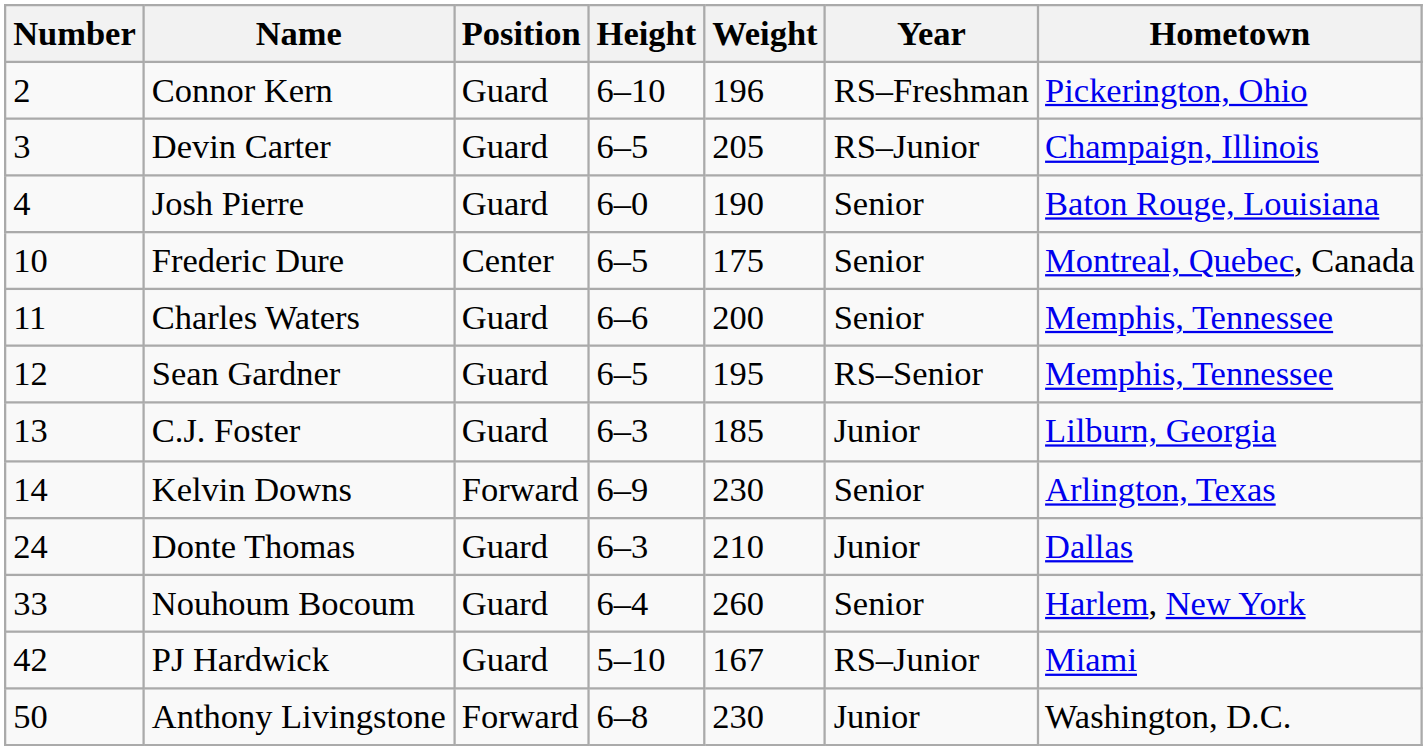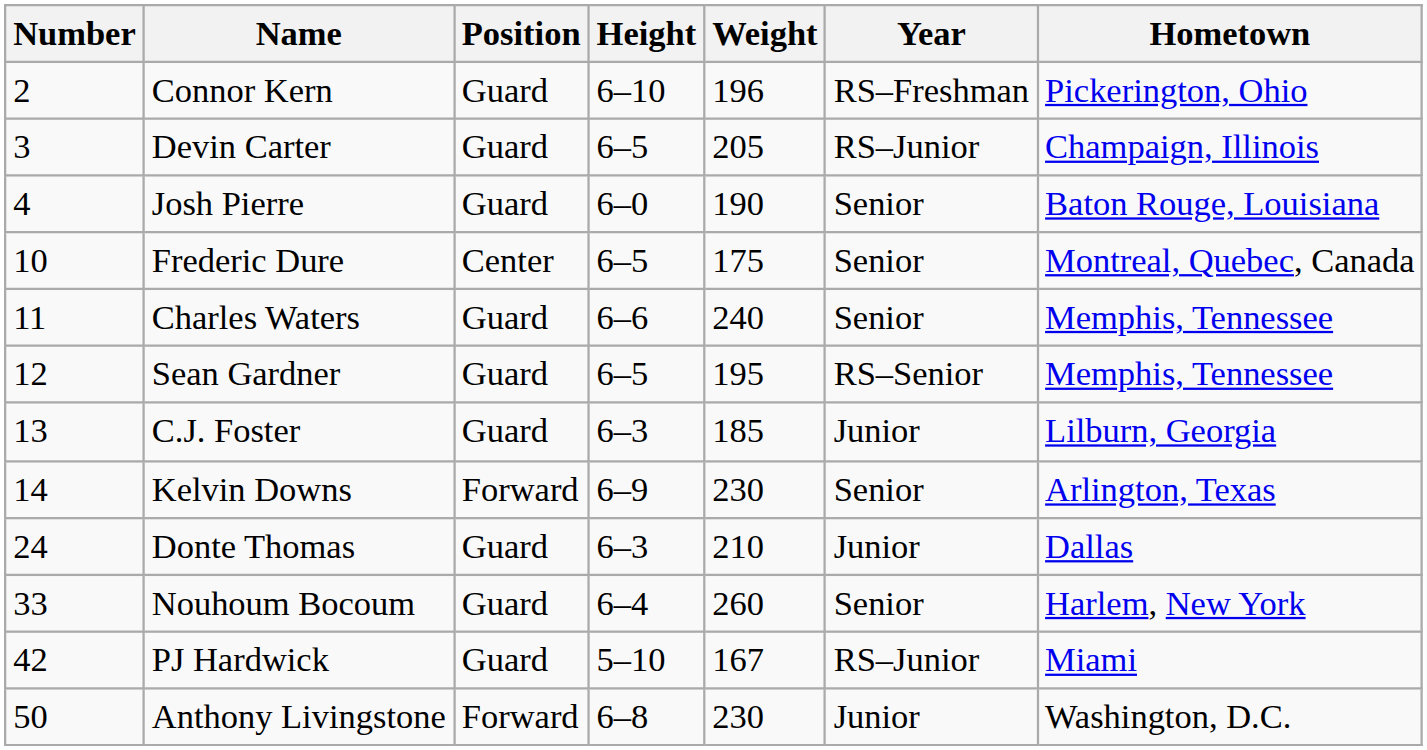(738, 317) 200 -> (738, 317) 240
